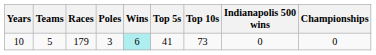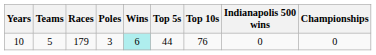(167, 41) 41 -> (167, 41) 44
(203, 41) 73 -> (203, 41) 76
